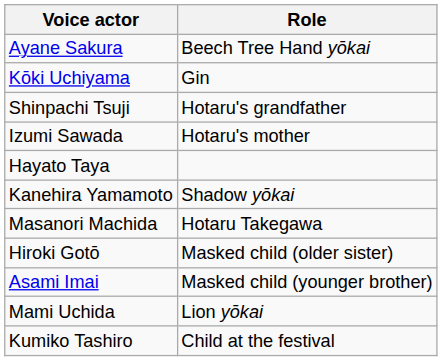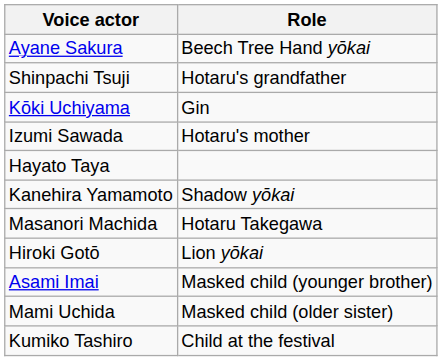rows swapped: (69, 78) <-> (69, 107)
(287, 253) Masked child (older sister) -> (222, 253) Lion yōkai
(222, 311) Lion yōkai -> (287, 311) Masked child (older sister)
